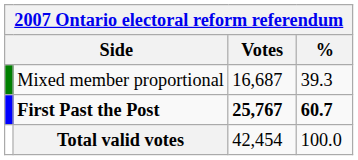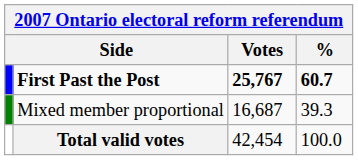rows swapped: (88, 109) <-> (121, 79)
